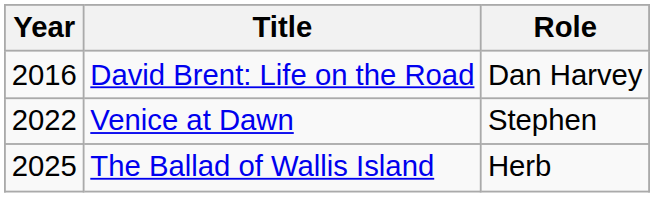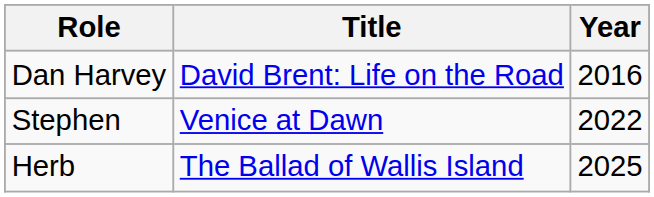columns swapped: (44, 27) <-> (565, 27)
